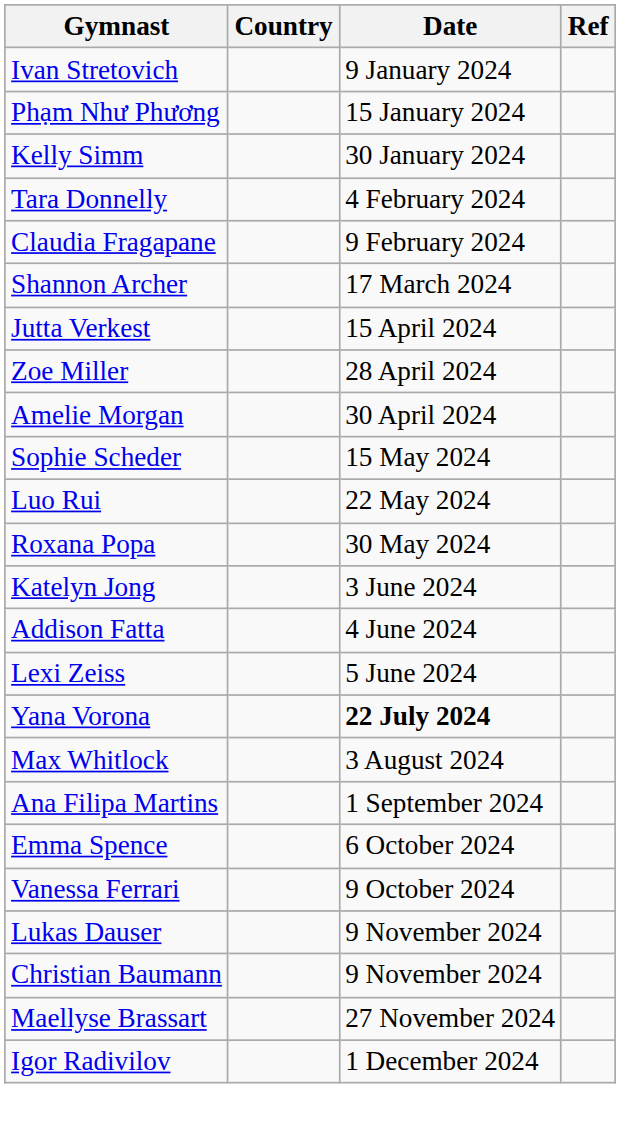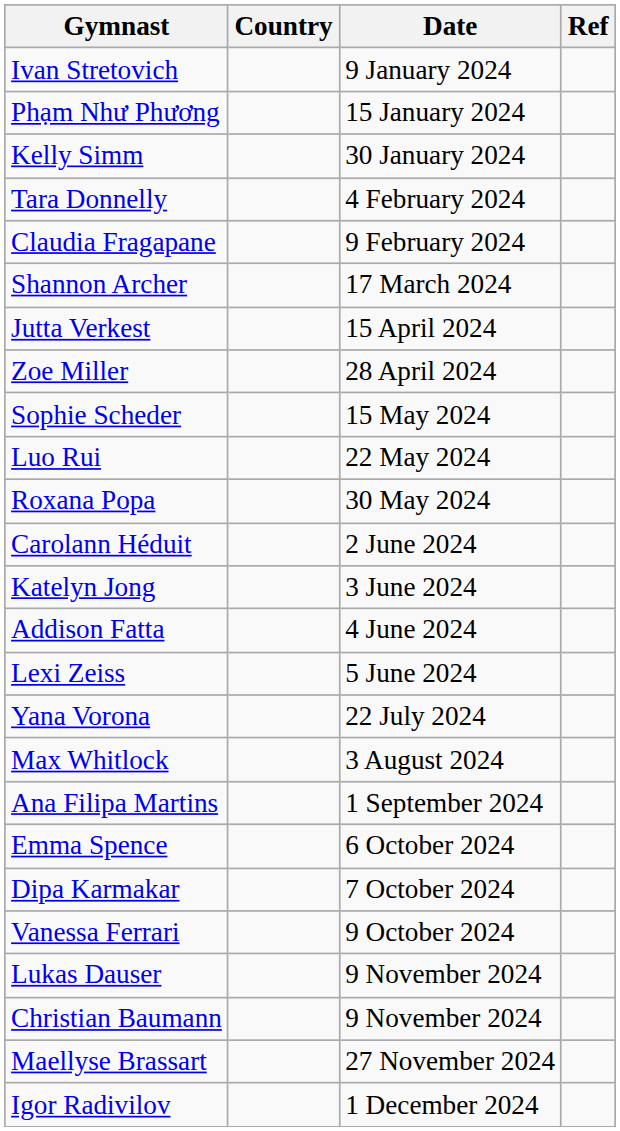- row: (97, 414)
+ row: (101, 543)
(418, 716) bold -> (415, 716) normal
+ row: (95, 888)
